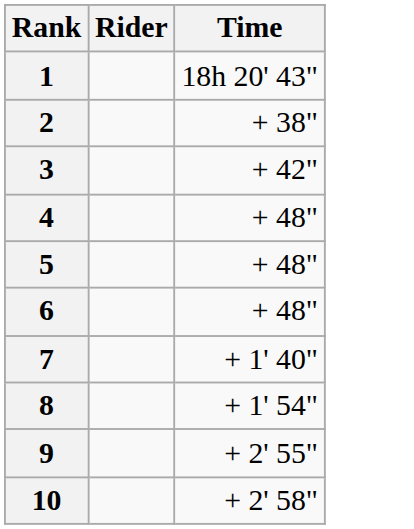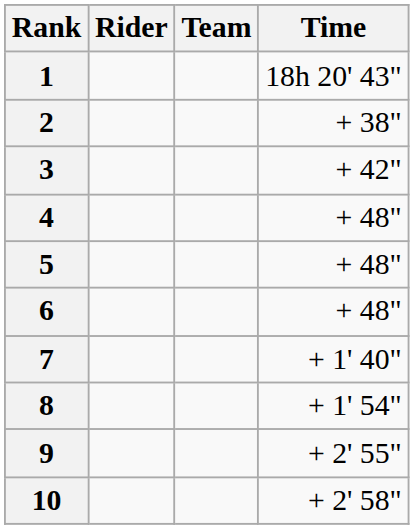+ column: (216, 28)
